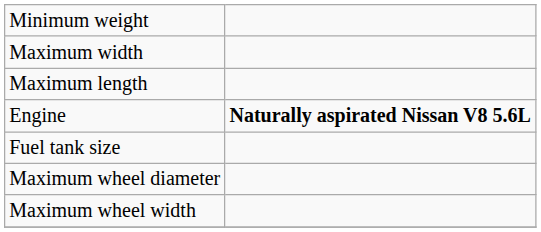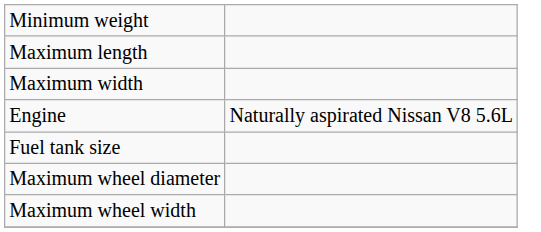rows swapped: (78, 83) <-> (76, 52)
(380, 115) bold -> (371, 115) normal
